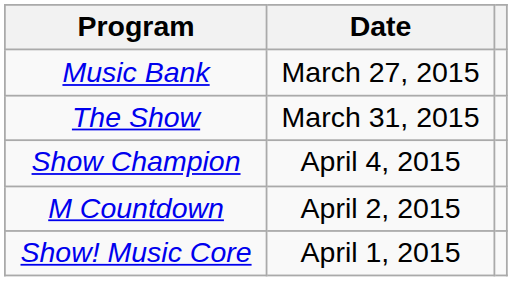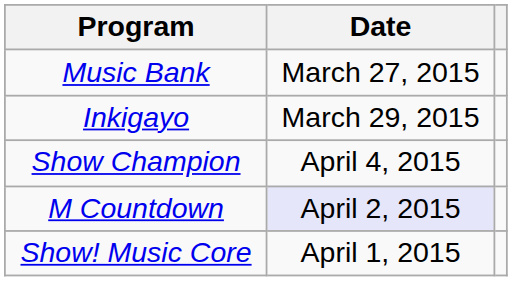+ row: (136, 117)
- row: (136, 117)
(381, 207) no background -> (381, 207) lavender background
